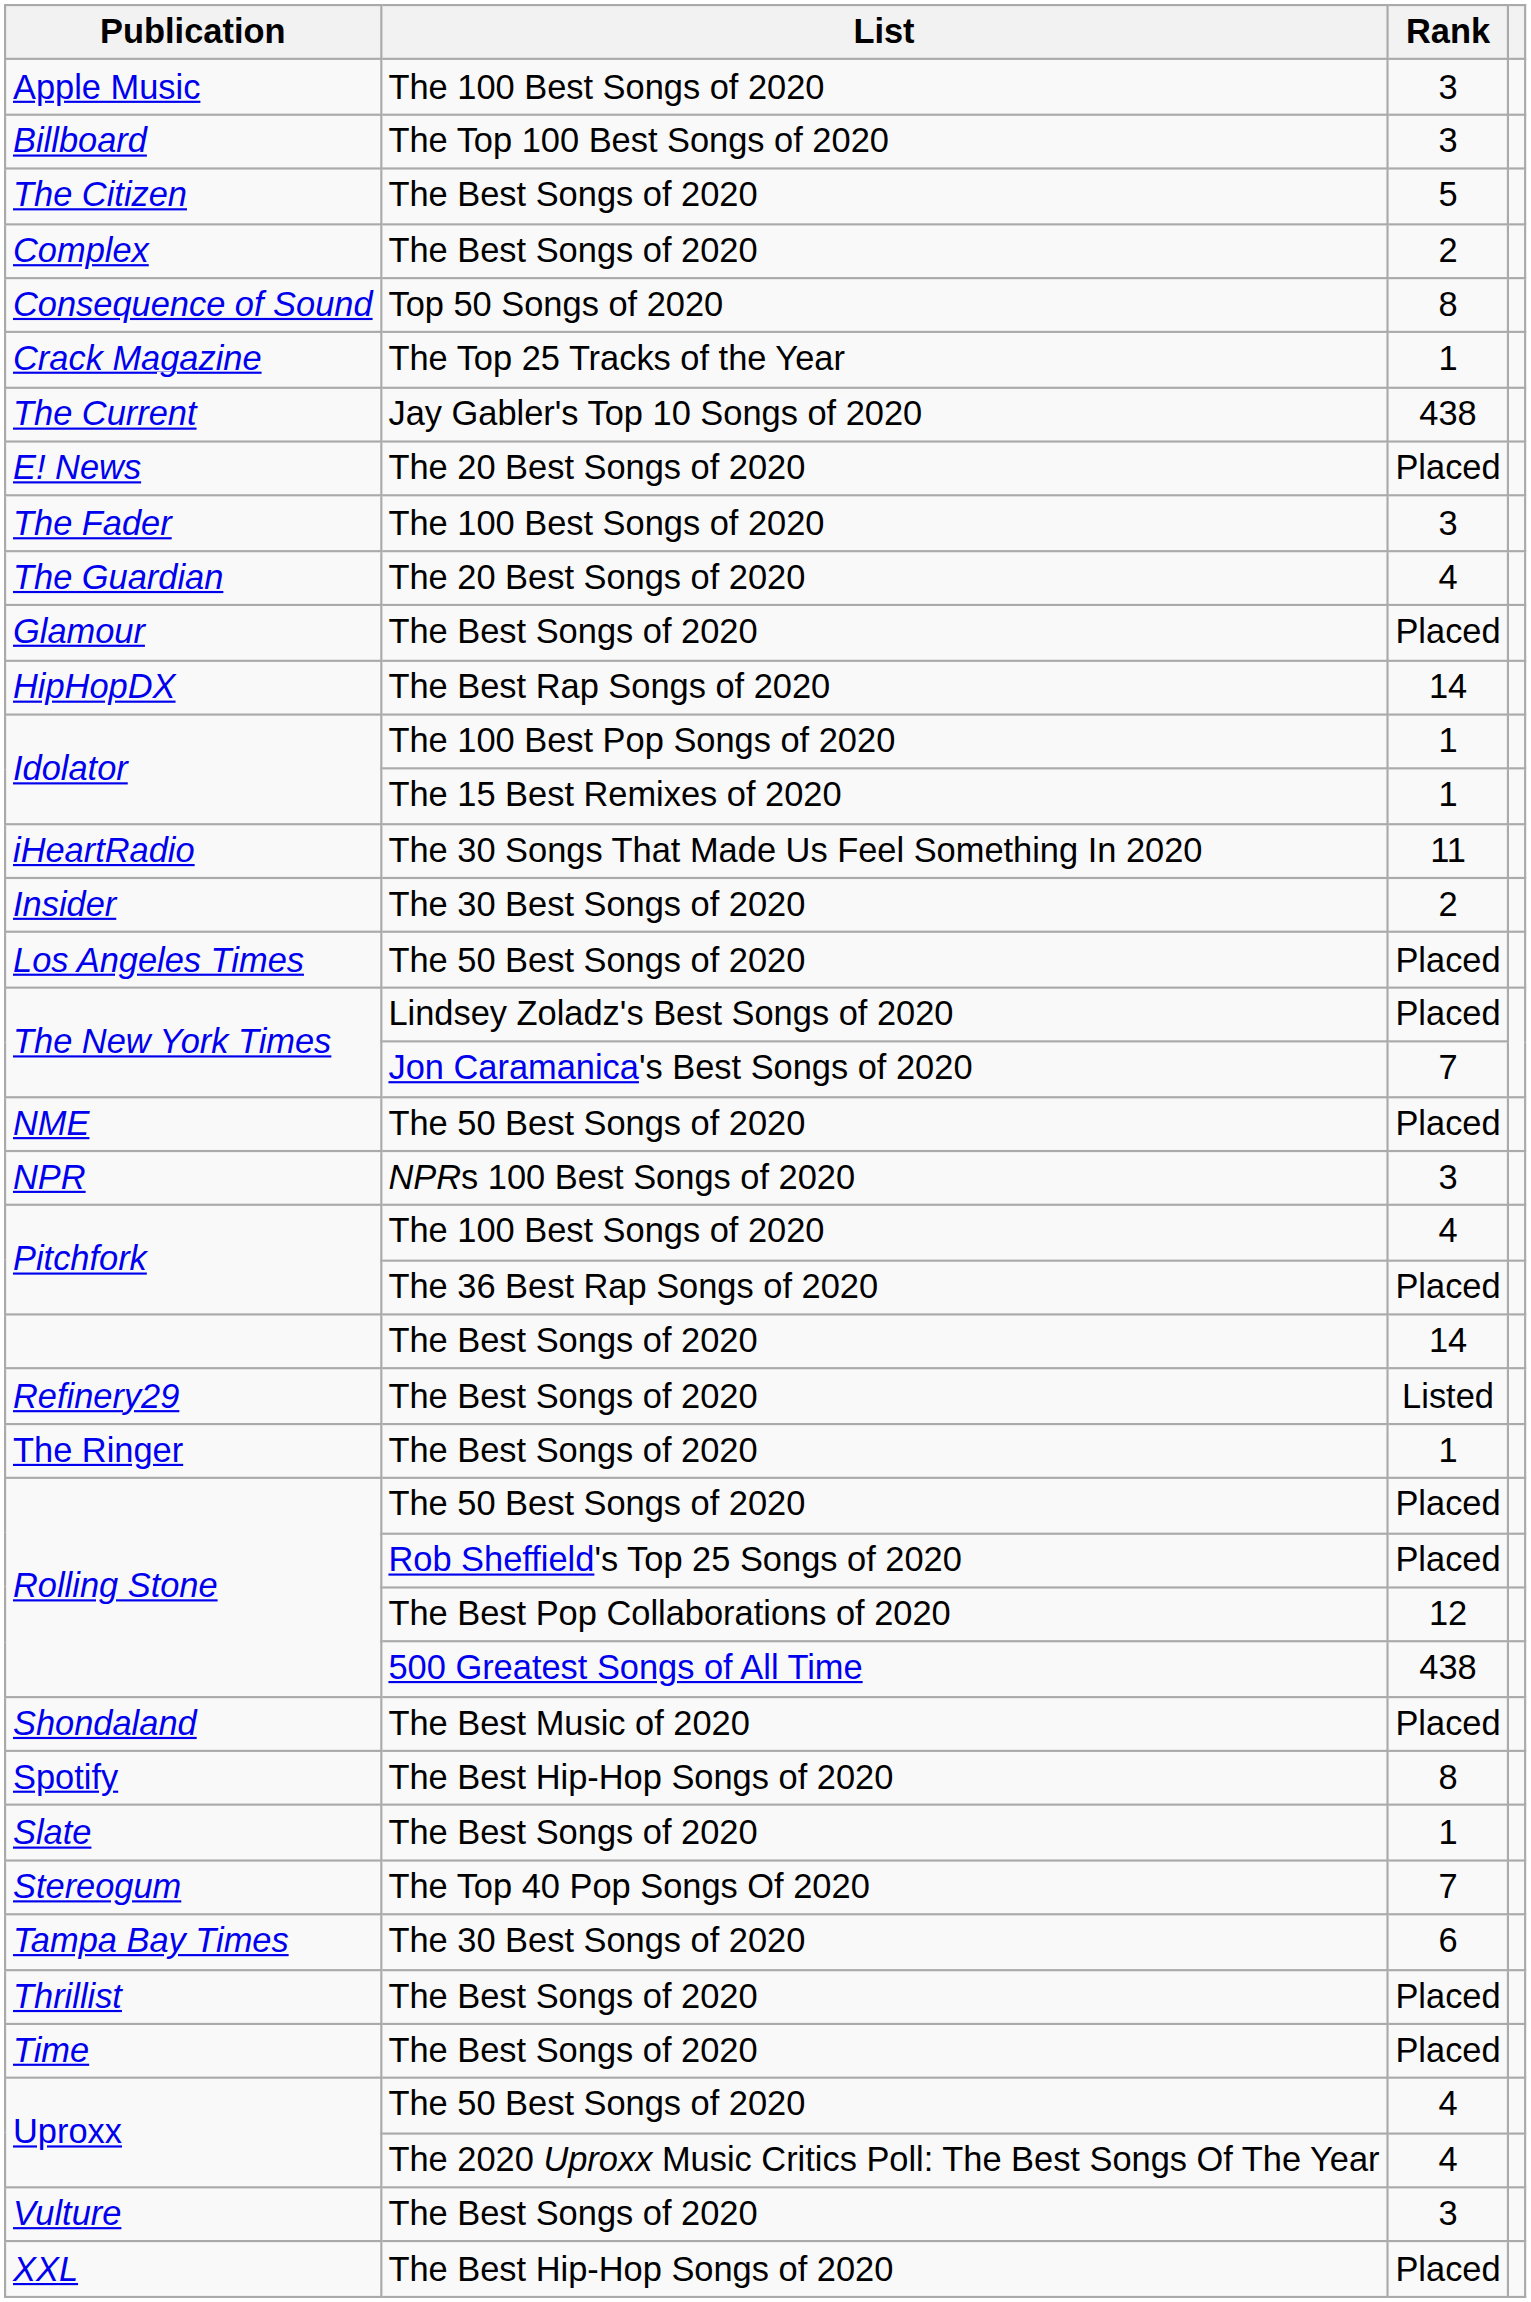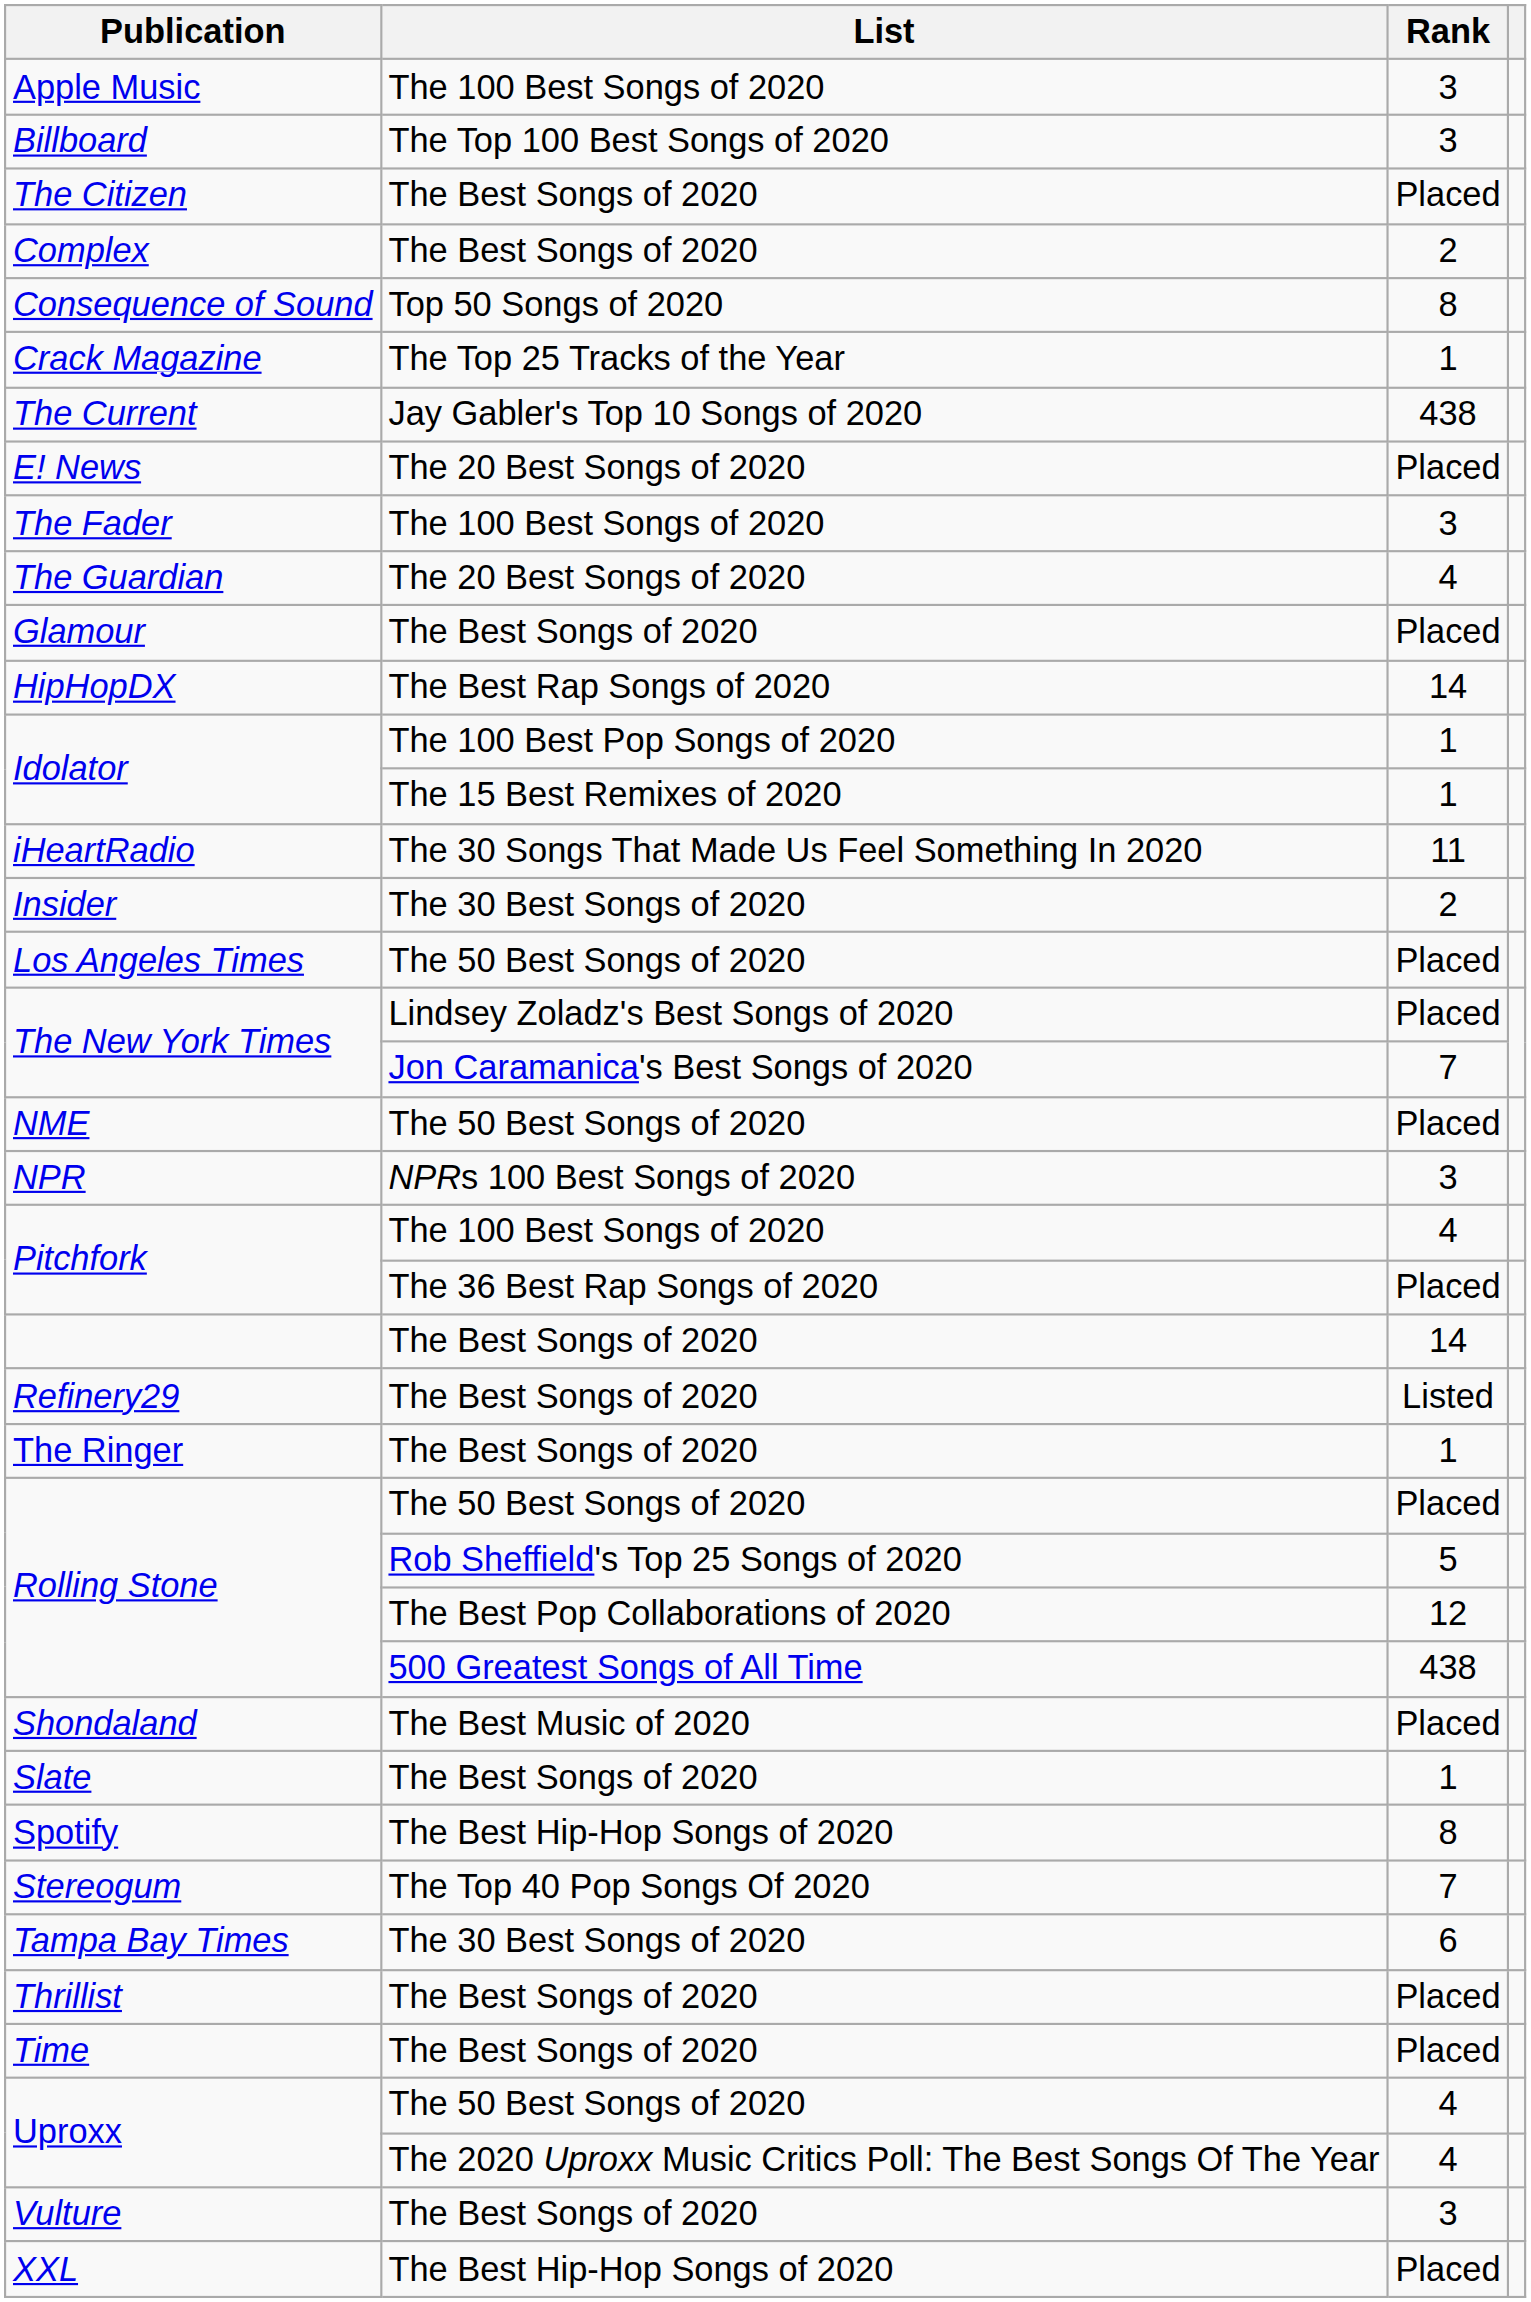(1448, 195) 5 -> (1448, 195) Placed
(1448, 1559) Placed -> (1448, 1559) 5
rows swapped: (52, 1832) <-> (66, 1777)
